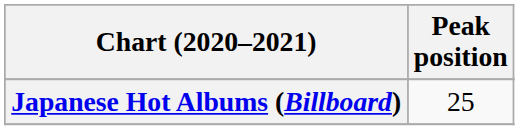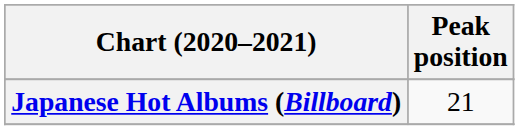(461, 101) 25 -> (461, 101) 21
